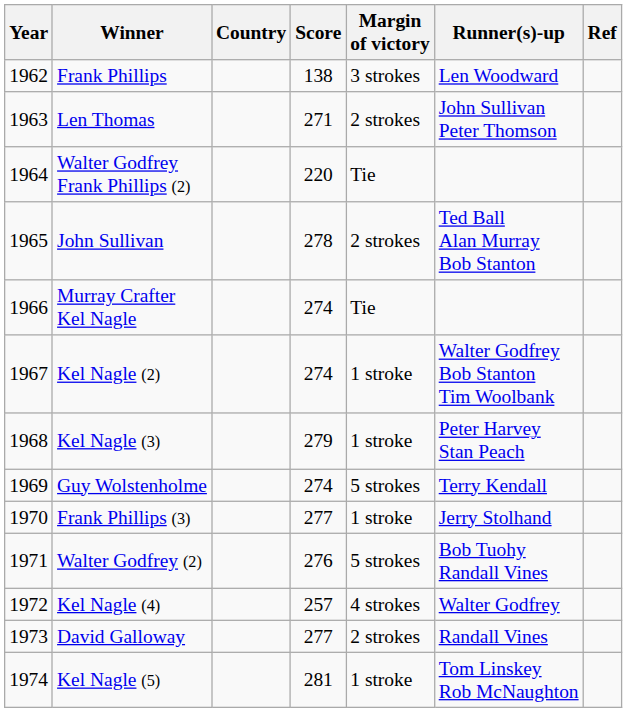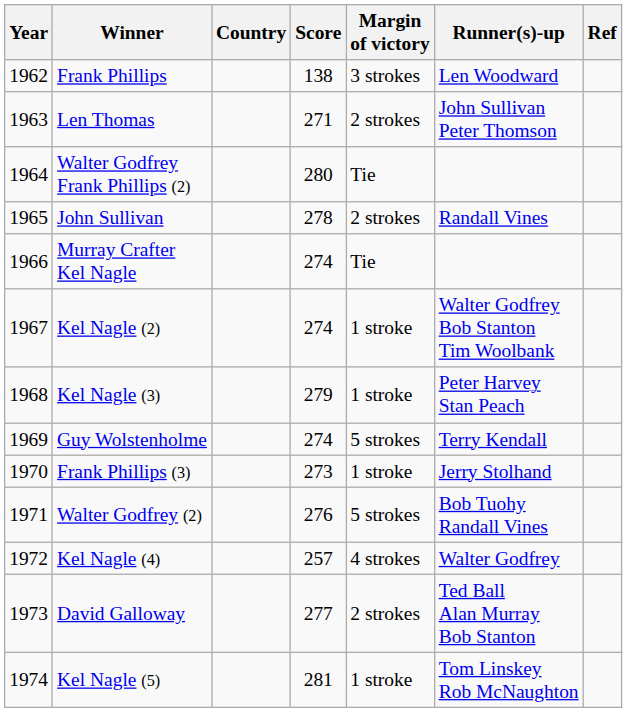(318, 174) 220 -> (318, 174) 280
(489, 241) Ted Ball Alan Murray Bob Stanton -> (493, 218) Randall Vines
(318, 516) 277 -> (318, 470) 273
(493, 636) Randall Vines -> (489, 613) Ted Ball Alan Murray Bob Stanton
